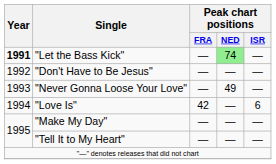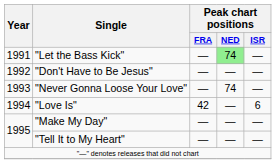(19, 55) bold -> (19, 55) normal
(230, 89) 49 -> (230, 89) 74
